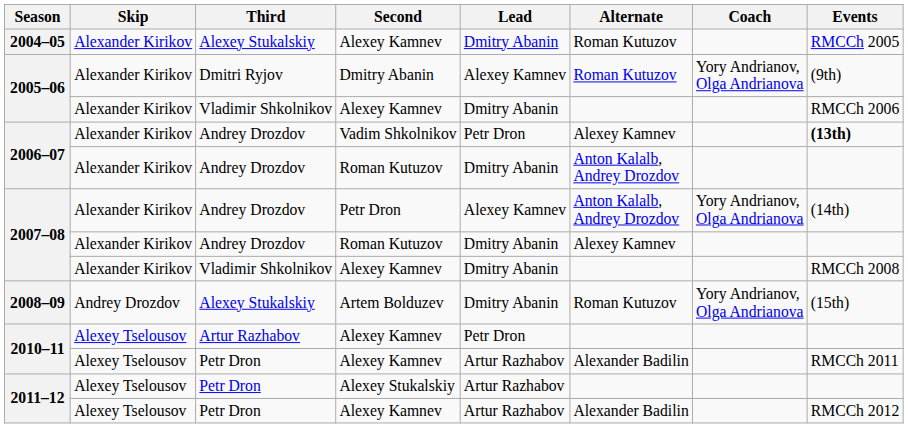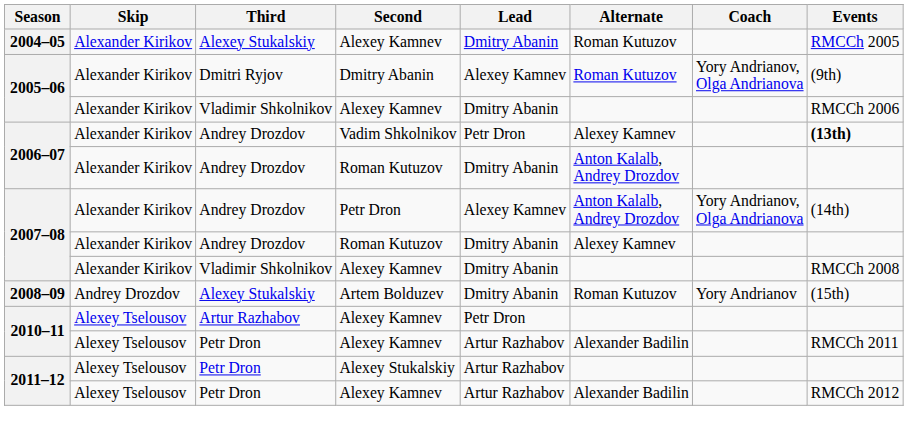(750, 302) Yory Andrianov, Olga Andrianova -> (746, 293) Yory Andrianov
